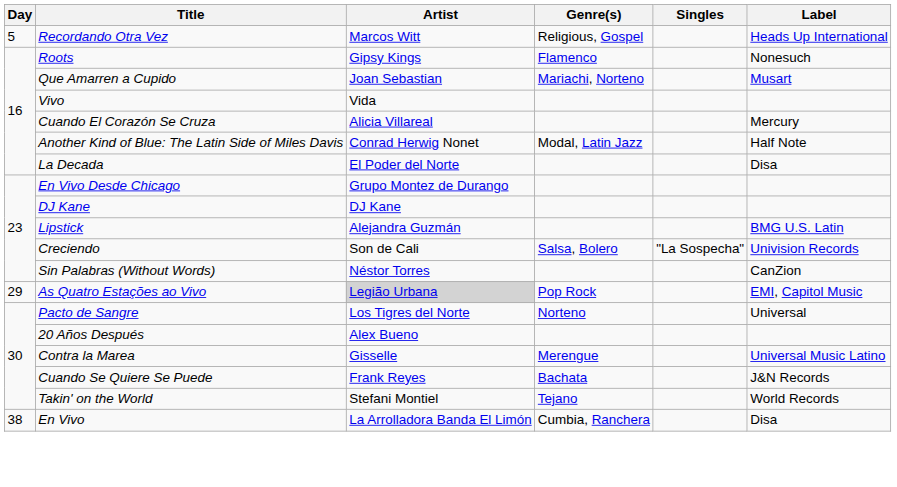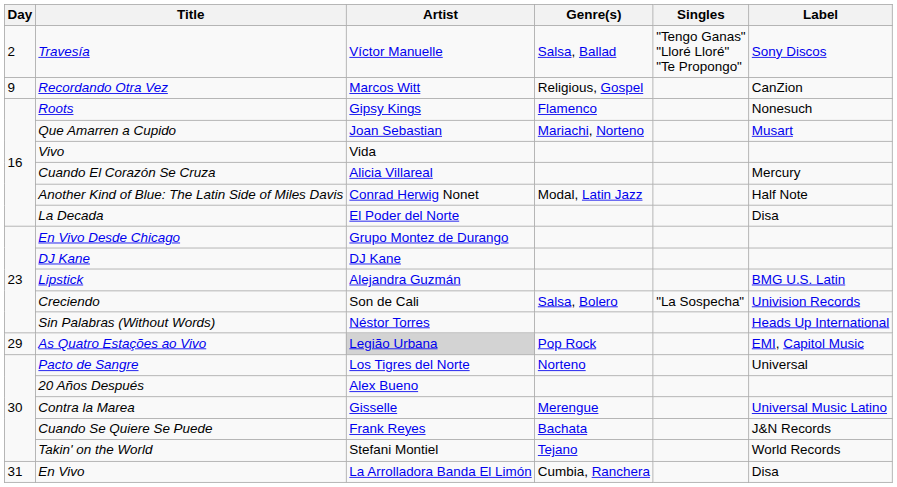+ row: (64, 51)
(11, 36) 5 -> (11, 88) 9
(819, 36) Heads Up International -> (777, 88) CanZion
(776, 270) CanZion -> (821, 322) Heads Up International
(15, 420) 38 -> (15, 471) 31
